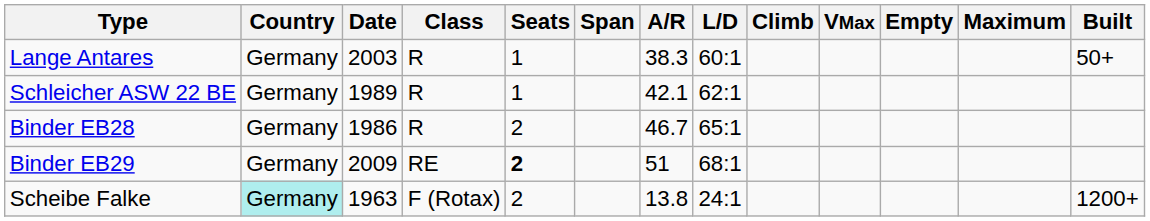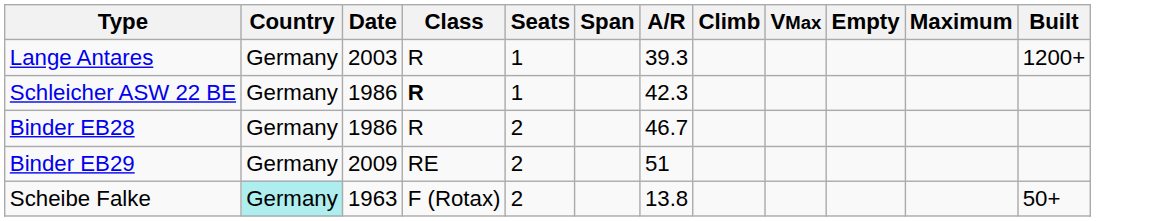- column: (720, 22)
(667, 57) 38.3 -> (667, 57) 39.3
(1095, 57) 50+ -> (1054, 57) 1200+
(373, 92) 1989 -> (373, 92) 1986
(416, 92) normal -> (416, 92) bold
(667, 92) 42.1 -> (667, 92) 42.3
(517, 163) bold -> (517, 163) normal
(1107, 198) 1200+ -> (1042, 198) 50+
